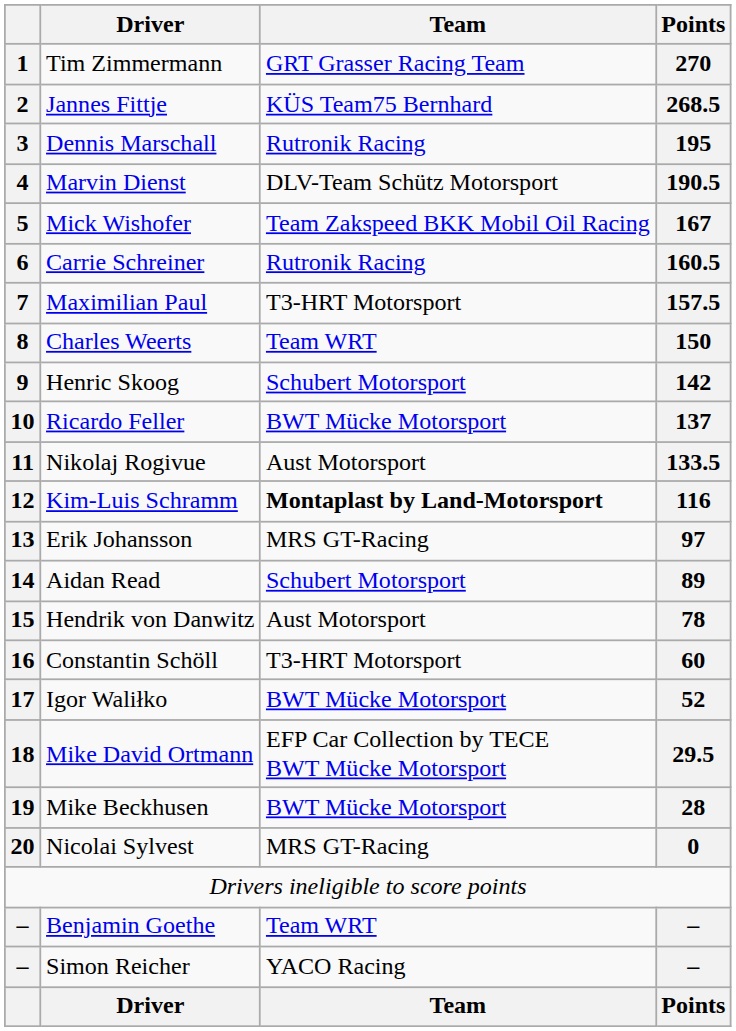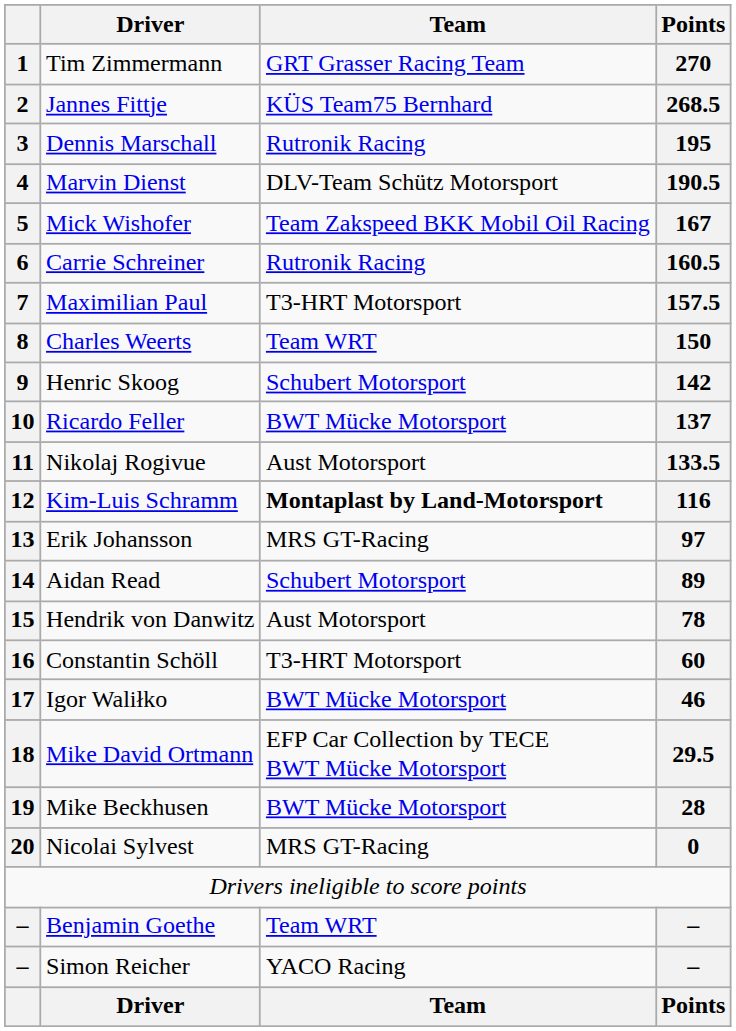(693, 699) 52 -> (693, 699) 46
